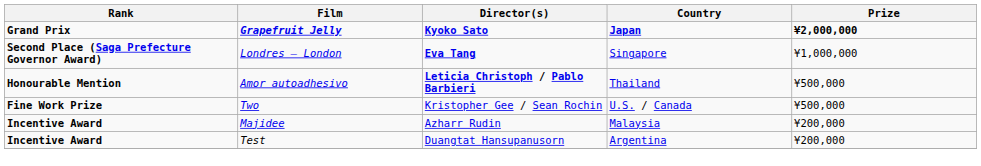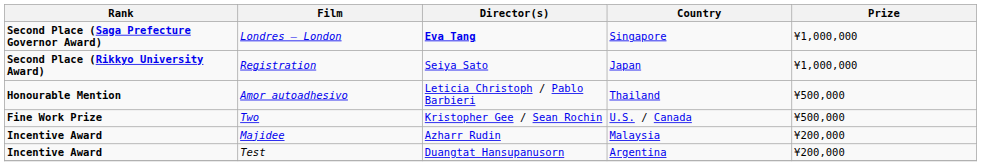- row: (291, 30)
+ row: (278, 66)
(504, 83) bold -> (504, 95) normal
